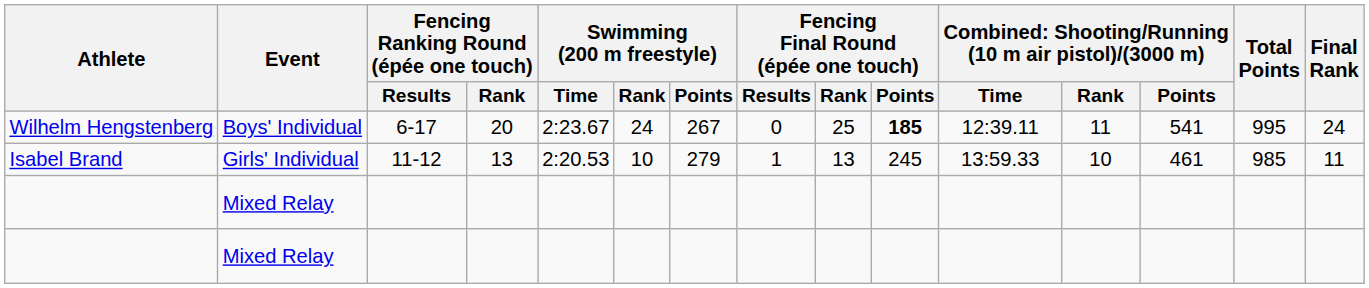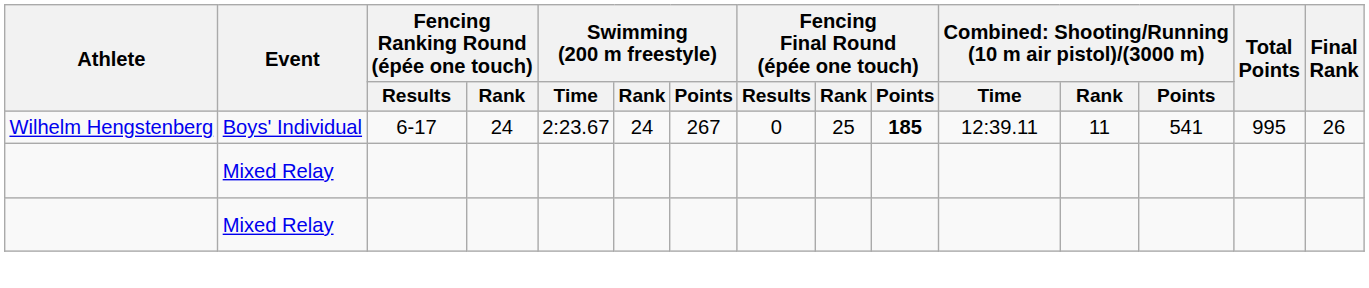(502, 128) 20 -> (502, 128) 24
(1334, 128) 24 -> (1334, 128) 26
- row: (66, 160)
